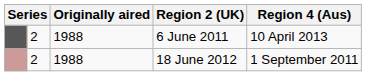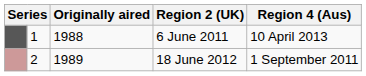(34, 36) 2 -> (34, 36) 1
(68, 59) 1988 -> (68, 59) 1989
